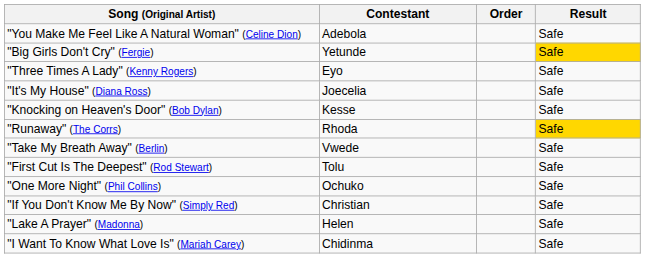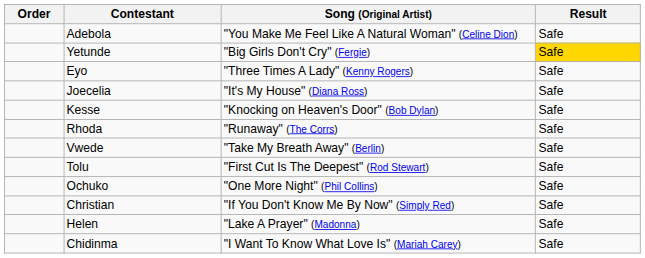columns swapped: (506, 14) <-> (162, 14)
(551, 129) gold background -> (551, 129) no background
